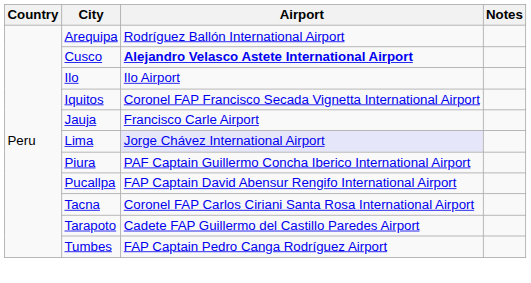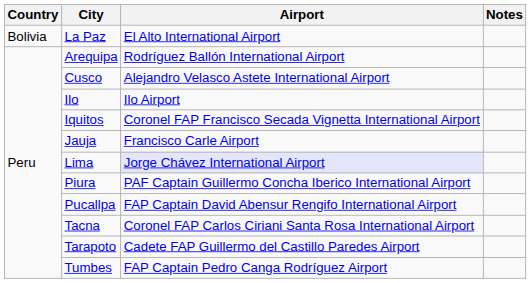+ row: (85, 36)
(268, 57) bold -> (257, 78) normal
